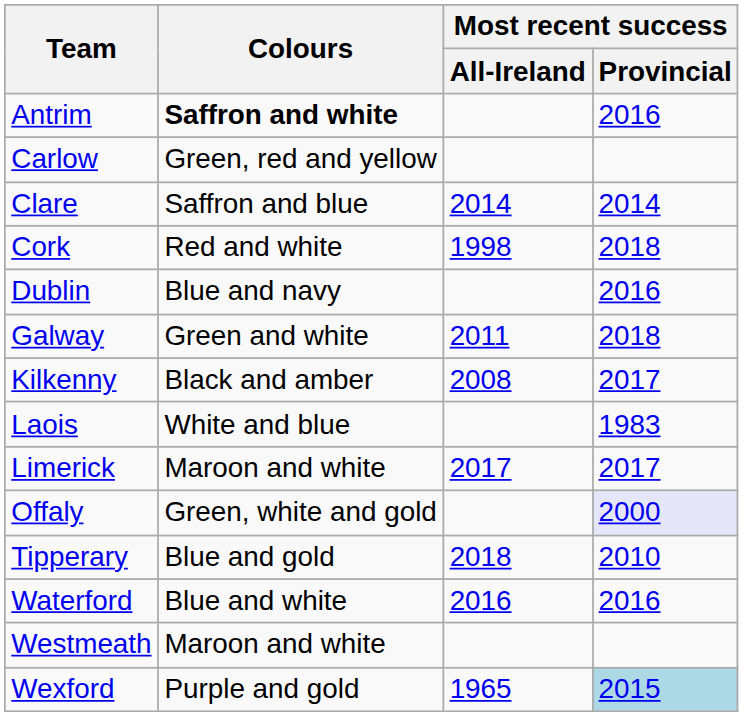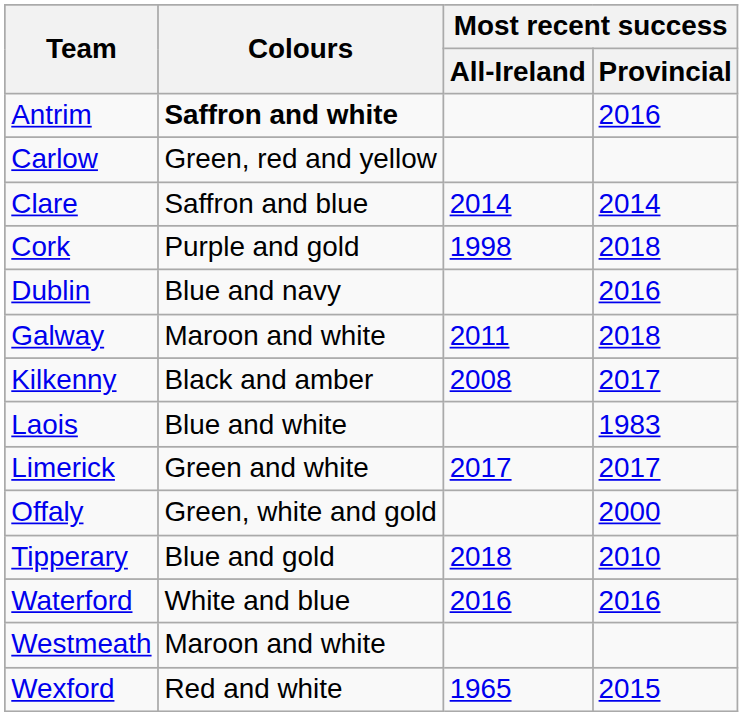(253, 247) Red and white -> (262, 247) Purple and gold
(267, 335) Green and white -> (275, 335) Maroon and white
(257, 423) White and blue -> (256, 423) Blue and white
(275, 468) Maroon and white -> (267, 468) Green and white
(630, 512) lavender background -> (630, 512) no background
(256, 600) Blue and white -> (257, 600) White and blue
(262, 688) Purple and gold -> (253, 688) Red and white
(630, 688) lightblue background -> (630, 688) no background
